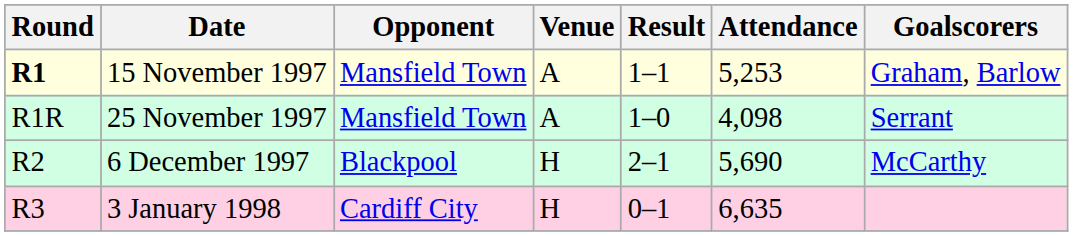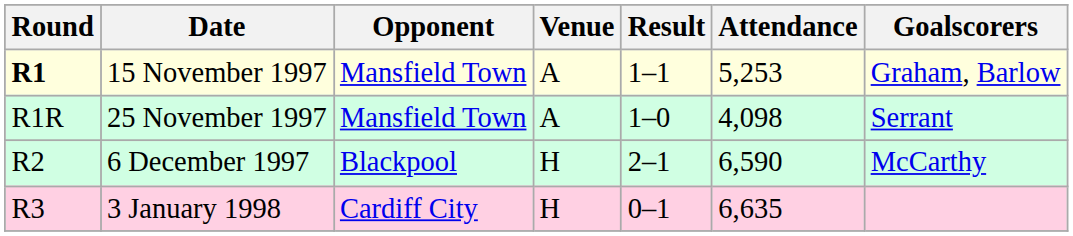(750, 162) 5,690 -> (750, 162) 6,590
